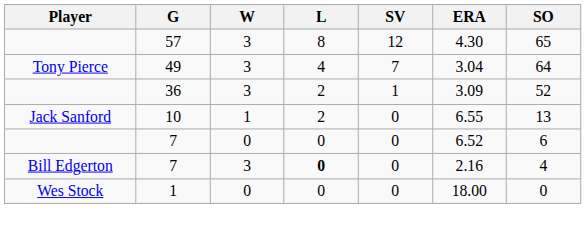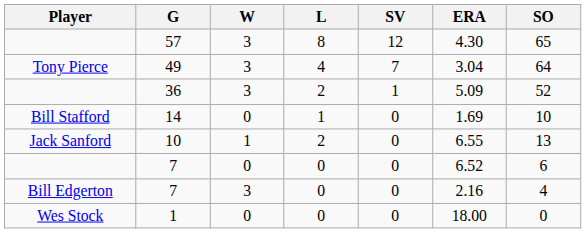(469, 91) 3.09 -> (469, 91) 5.09
+ row: (70, 116)
(321, 166) bold -> (321, 191) normal
